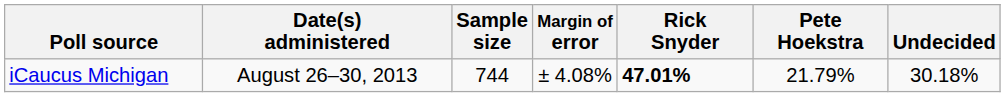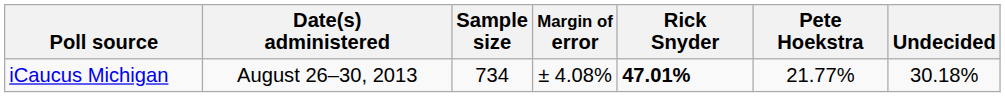(492, 75) 744 -> (492, 75) 734
(820, 75) 21.79% -> (820, 75) 21.77%
